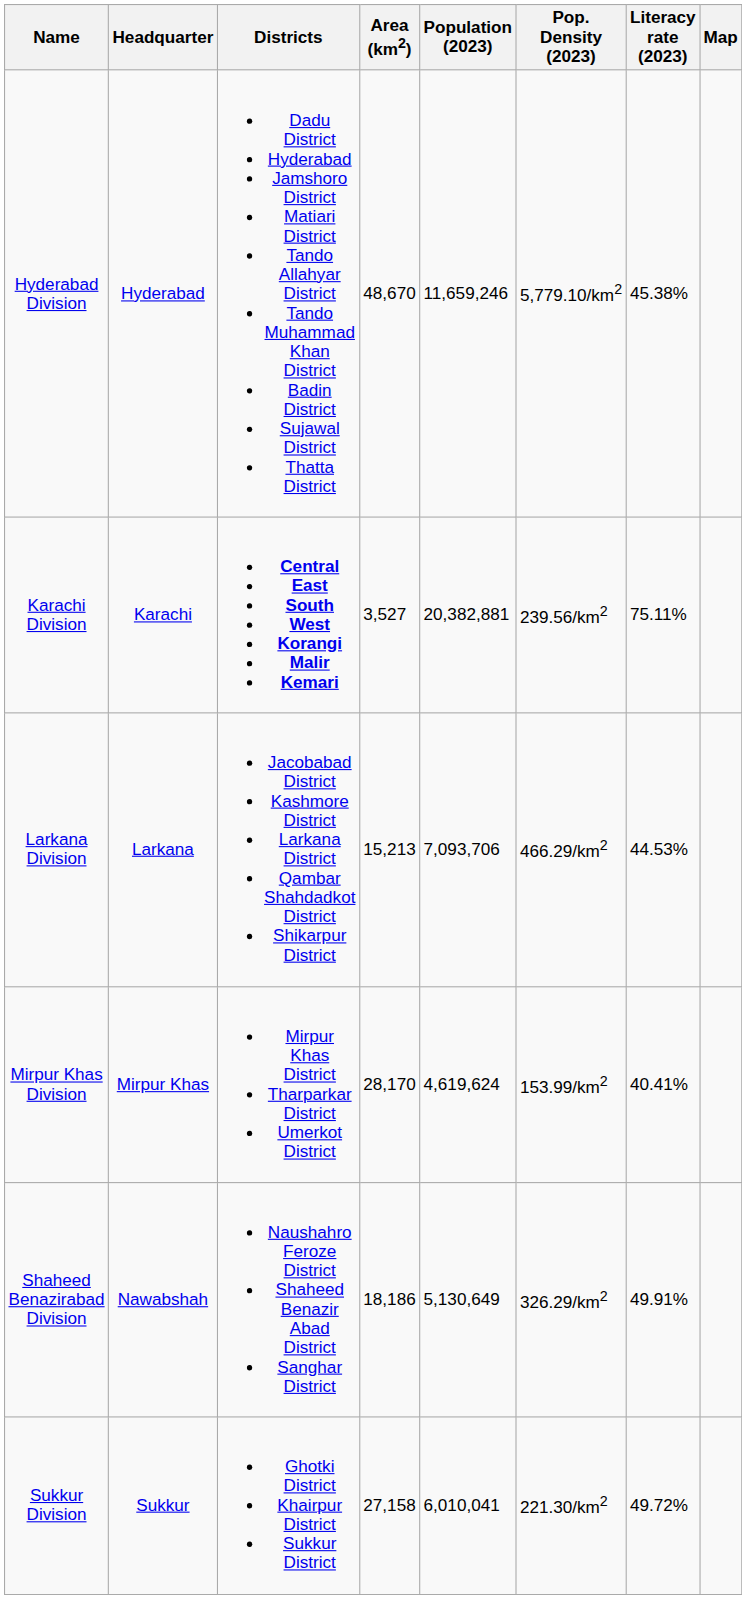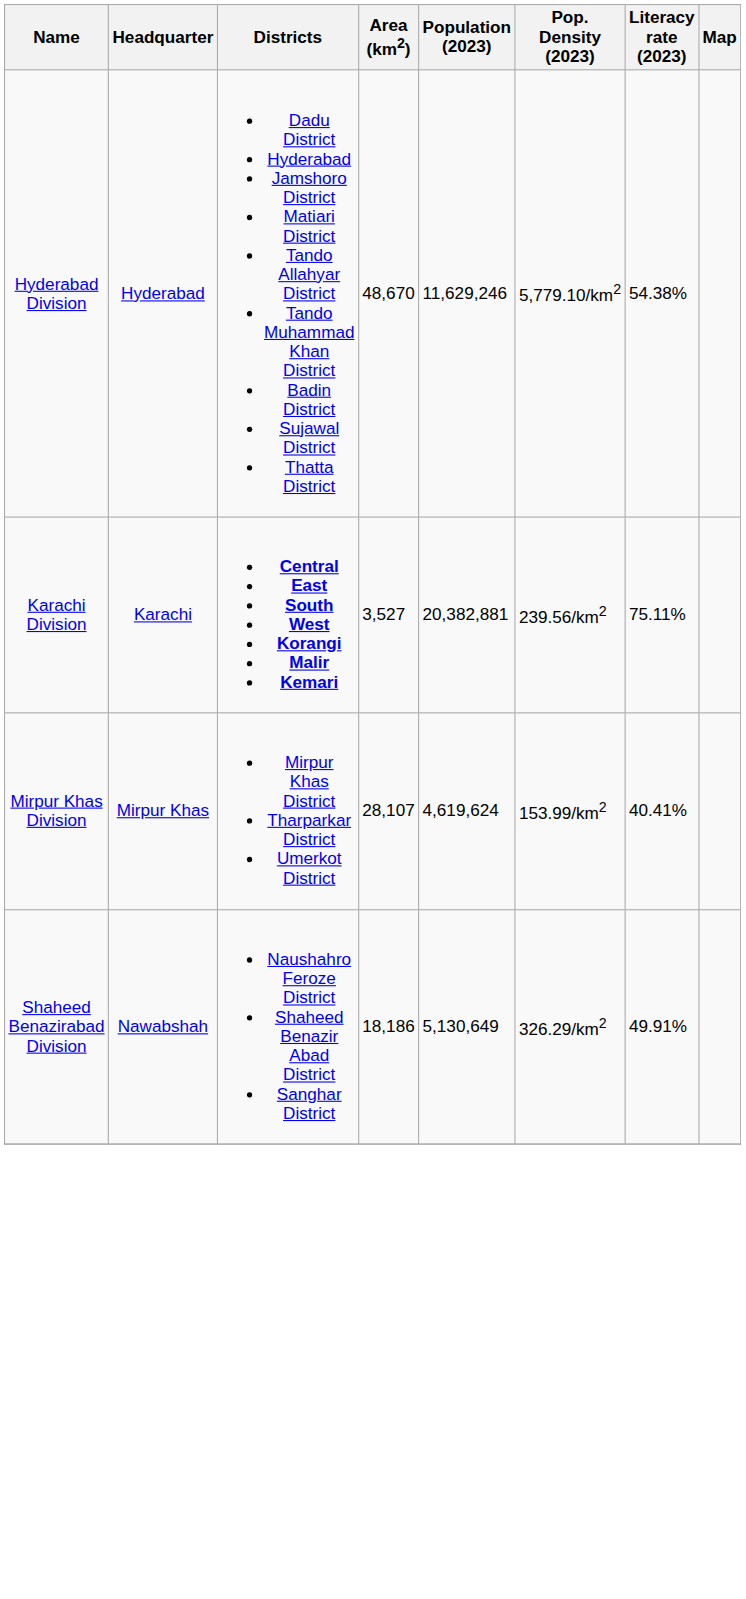(466, 293) 11,659,246 -> (465, 293) 11,629,246
(659, 293) 45.38% -> (658, 293) 54.38%
- row: (57, 849)
(390, 1084) 28,170 -> (388, 811) 28,107
- row: (57, 1505)
